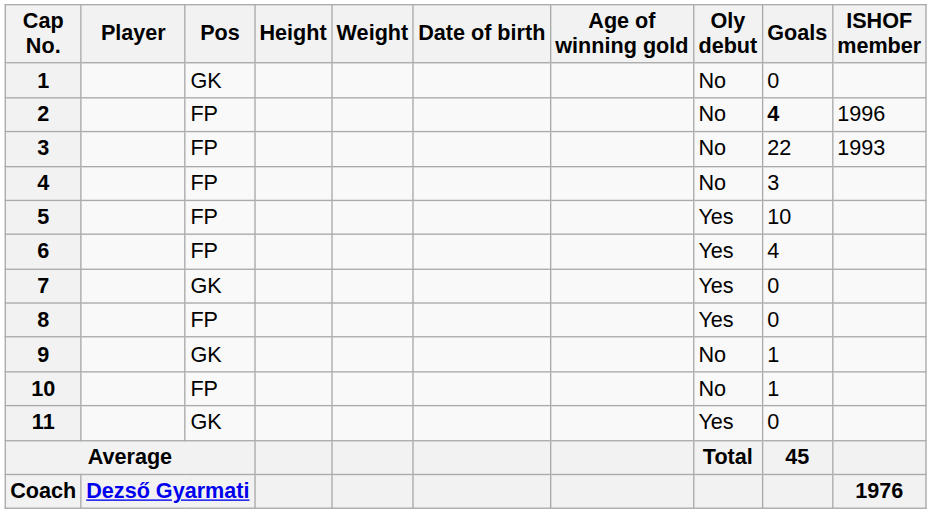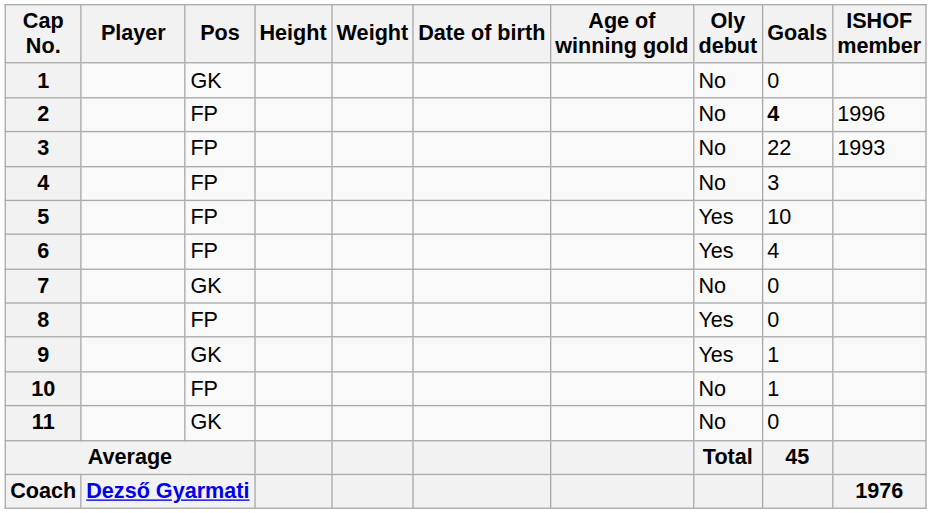(716, 285) Yes -> (712, 285) No
(712, 354) No -> (716, 354) Yes
(716, 422) Yes -> (712, 422) No
